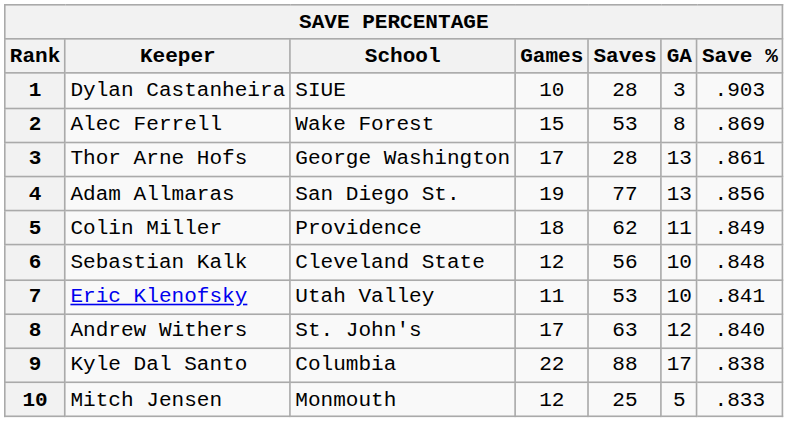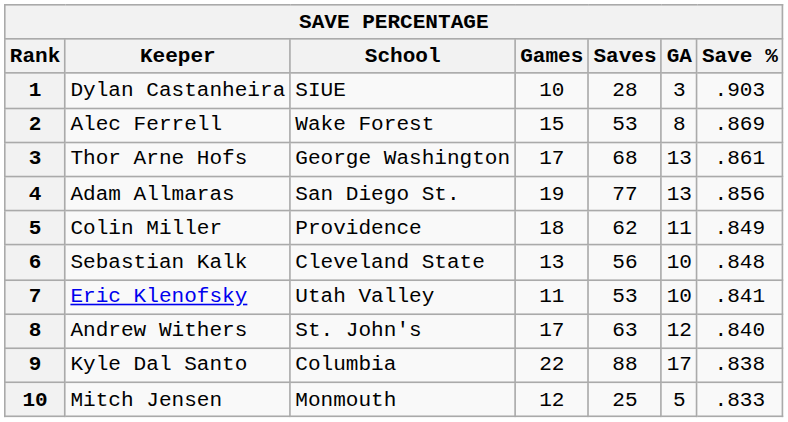(625, 159) 28 -> (625, 159) 68
(552, 262) 12 -> (552, 262) 13
